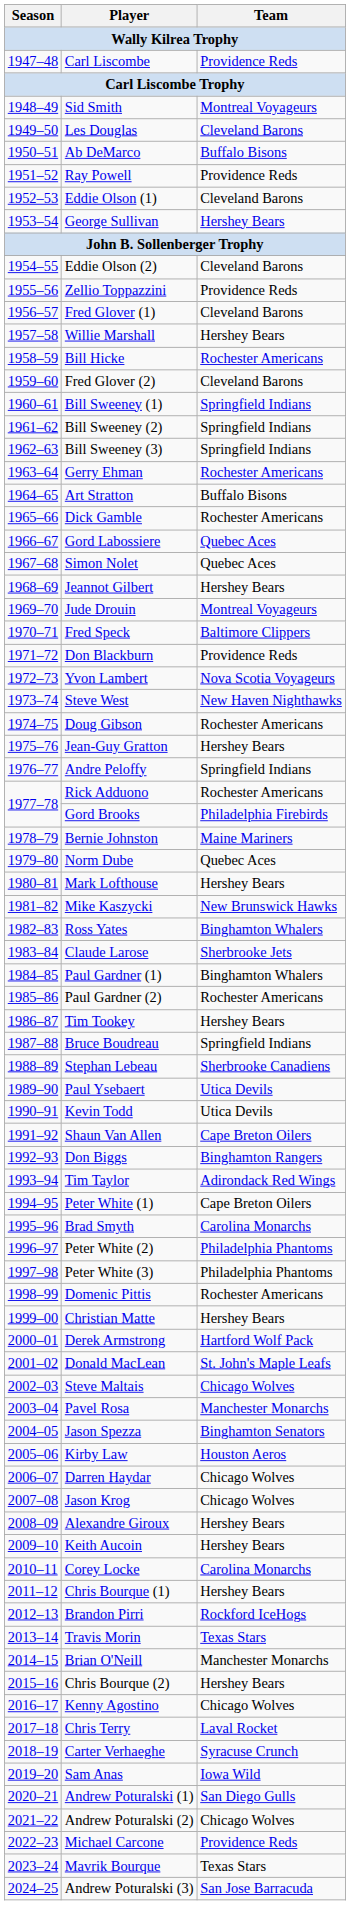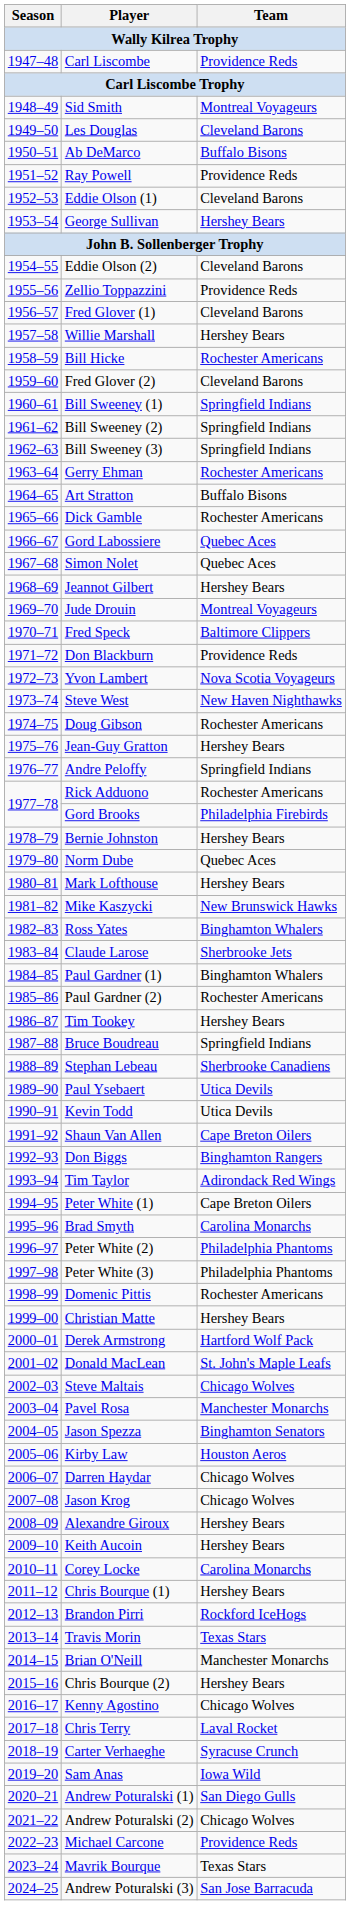(246, 838) Maine Mariners -> (242, 838) Hershey Bears
